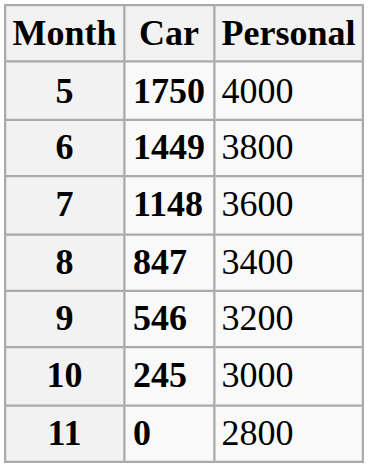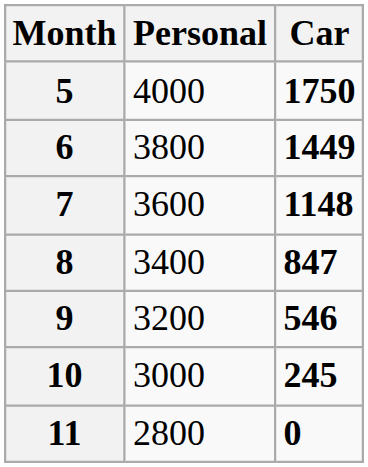columns swapped: (169, 33) <-> (289, 33)
